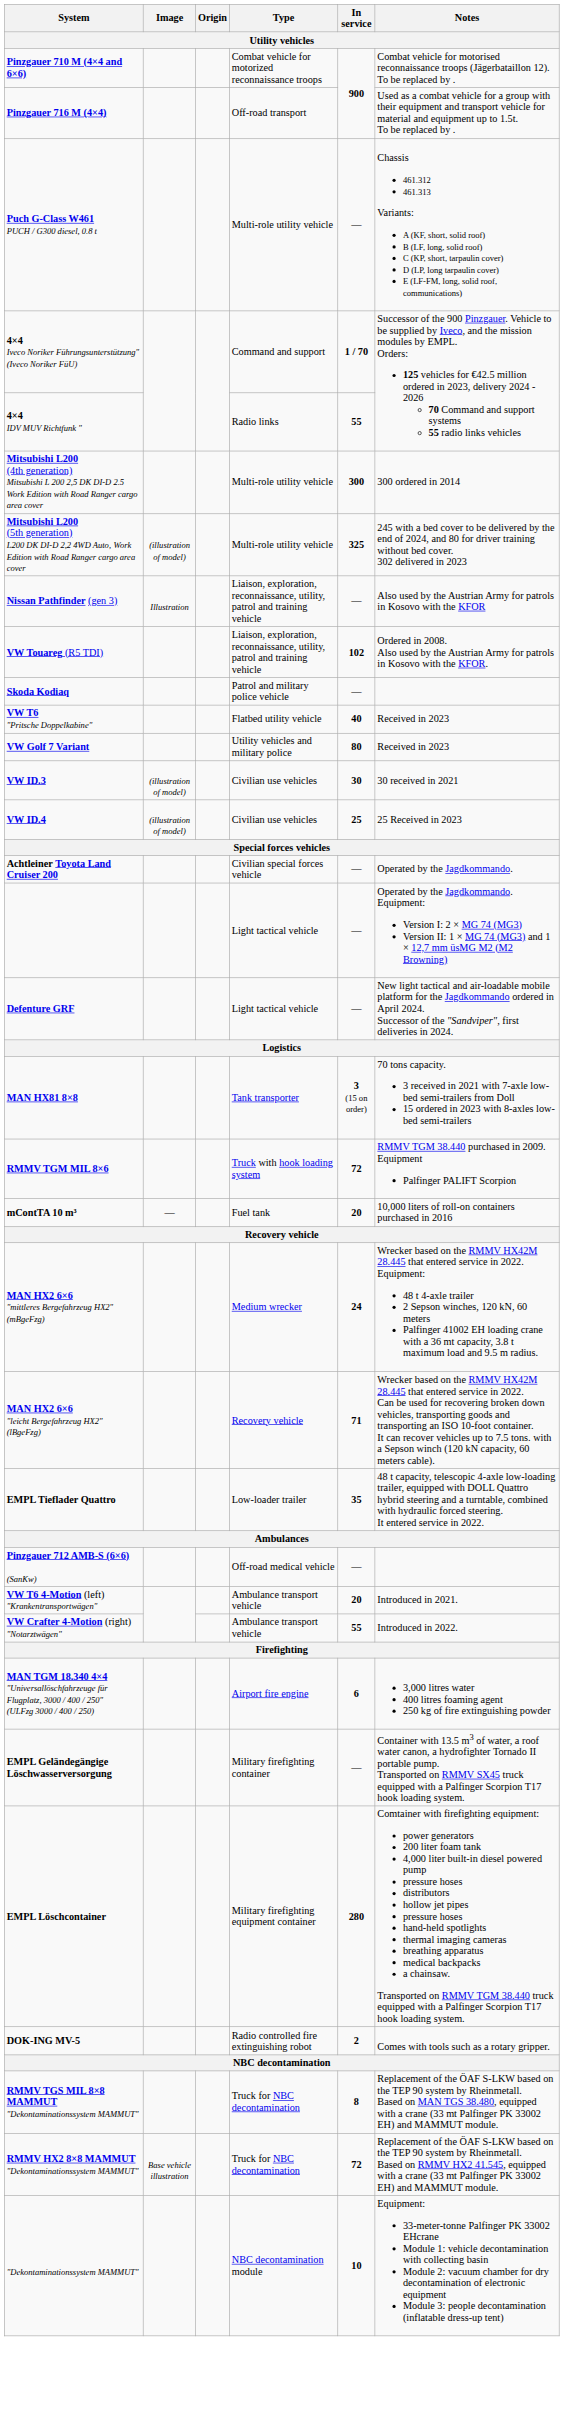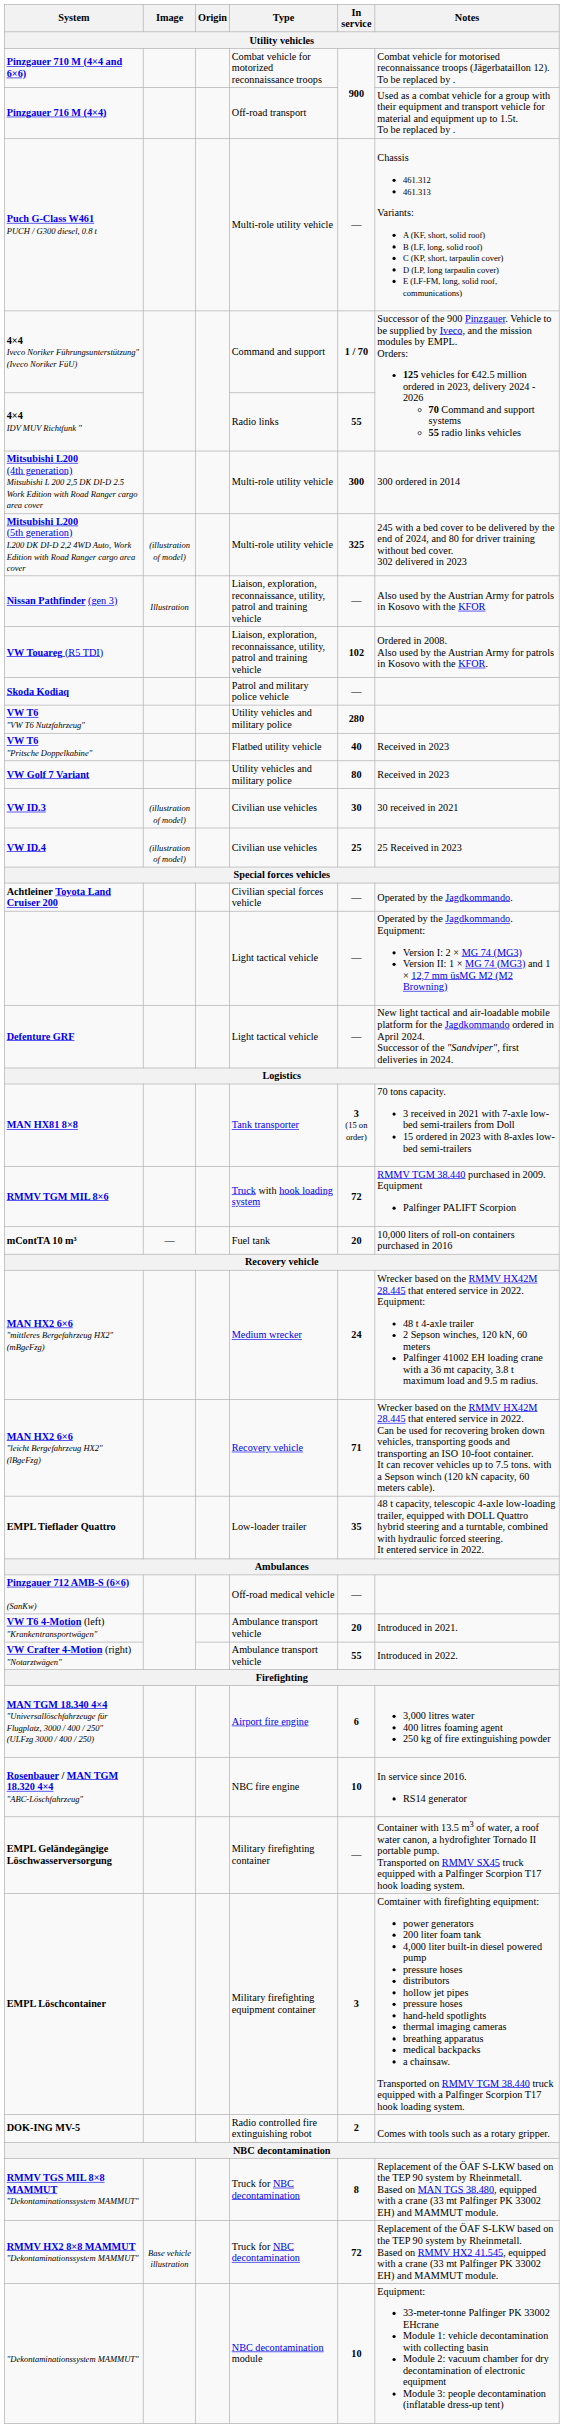+ row: (46, 719)
+ row: (62, 1787)
(356, 1916) 280 -> (356, 2004) 3
